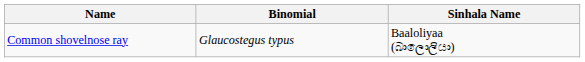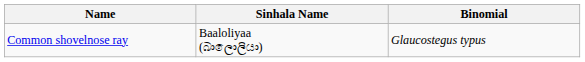columns swapped: (292, 14) <-> (484, 14)
